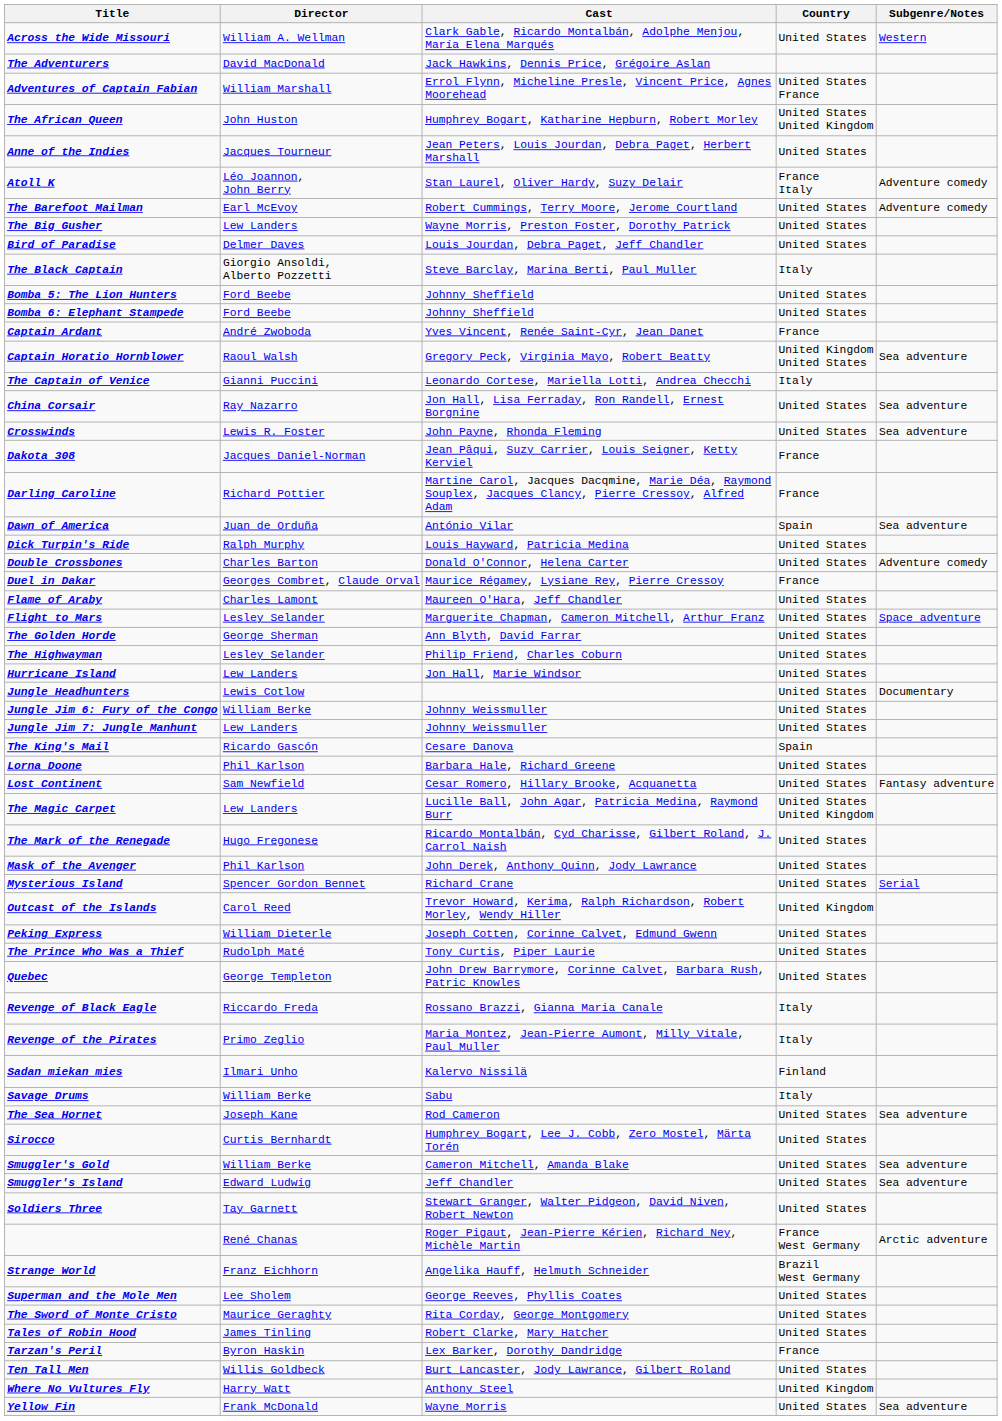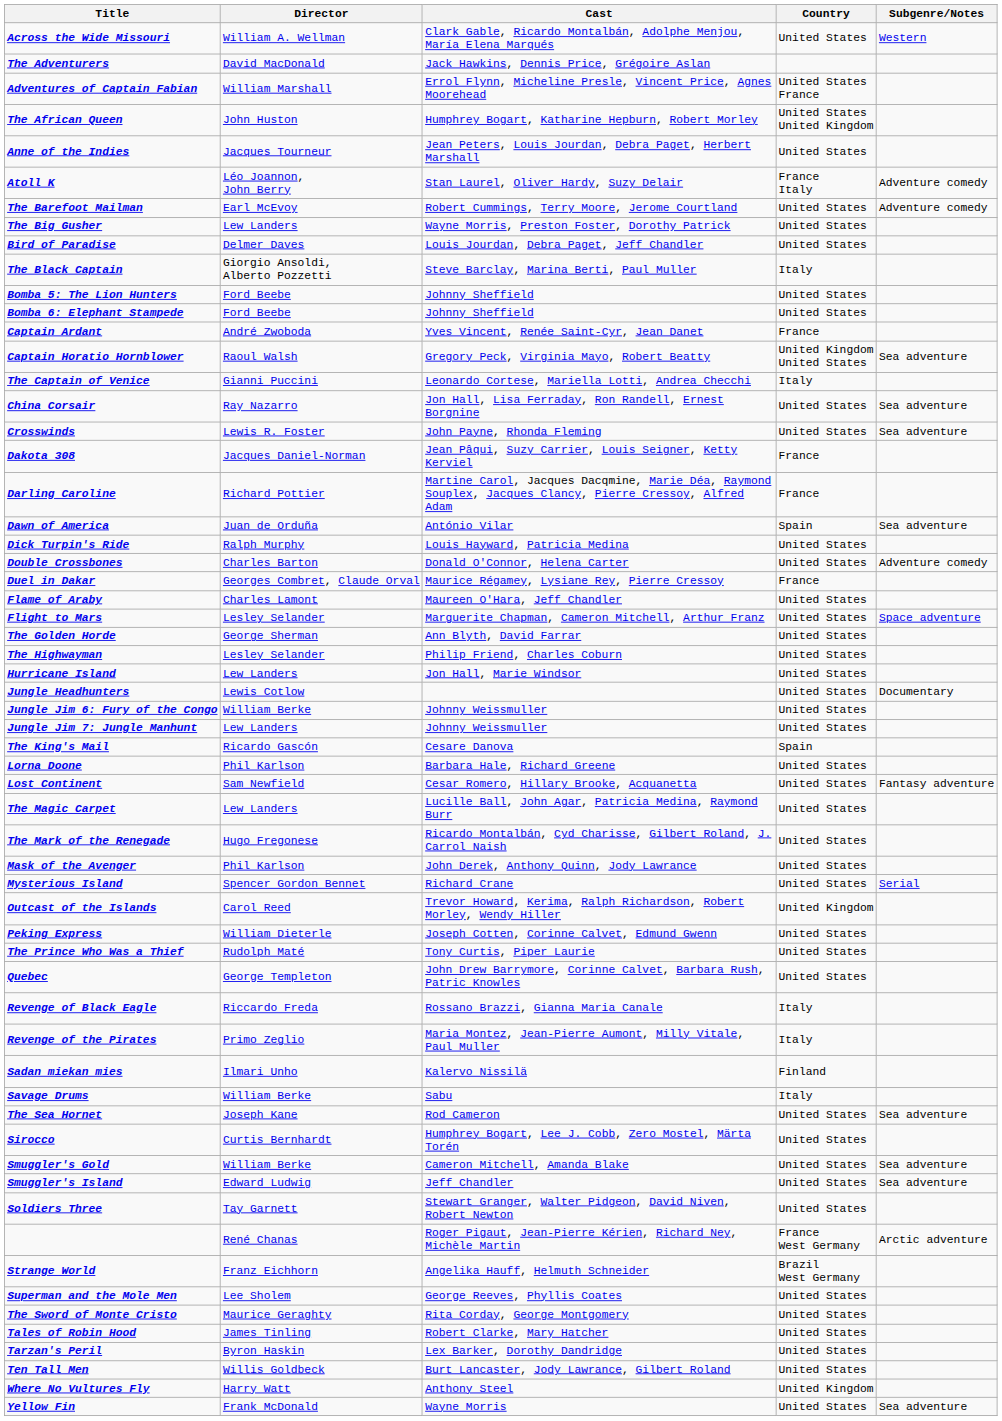(826, 809) United States United Kingdom -> (823, 809) United States
(799, 1351) France -> (823, 1351) United States
